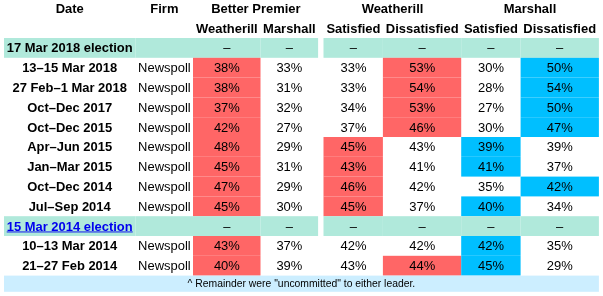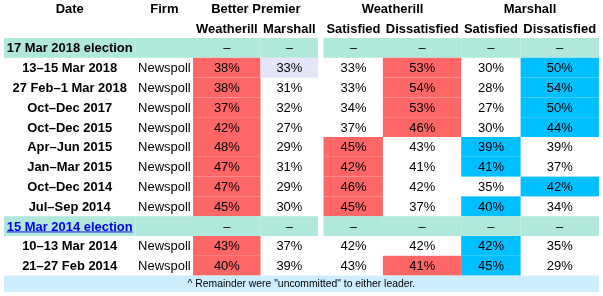(289, 67) no background -> (289, 67) lavender background
(560, 127) 47% -> (560, 127) 44%
(227, 166) 45% -> (227, 166) 47%
(353, 166) 43% -> (353, 166) 42%
(422, 265) 44% -> (422, 265) 41%
